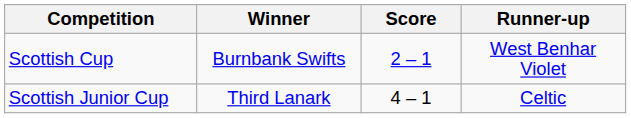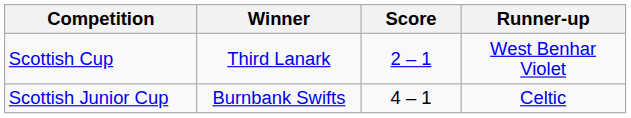(279, 58) Burnbank Swifts -> (279, 58) Third Lanark
(279, 98) Third Lanark -> (279, 98) Burnbank Swifts
